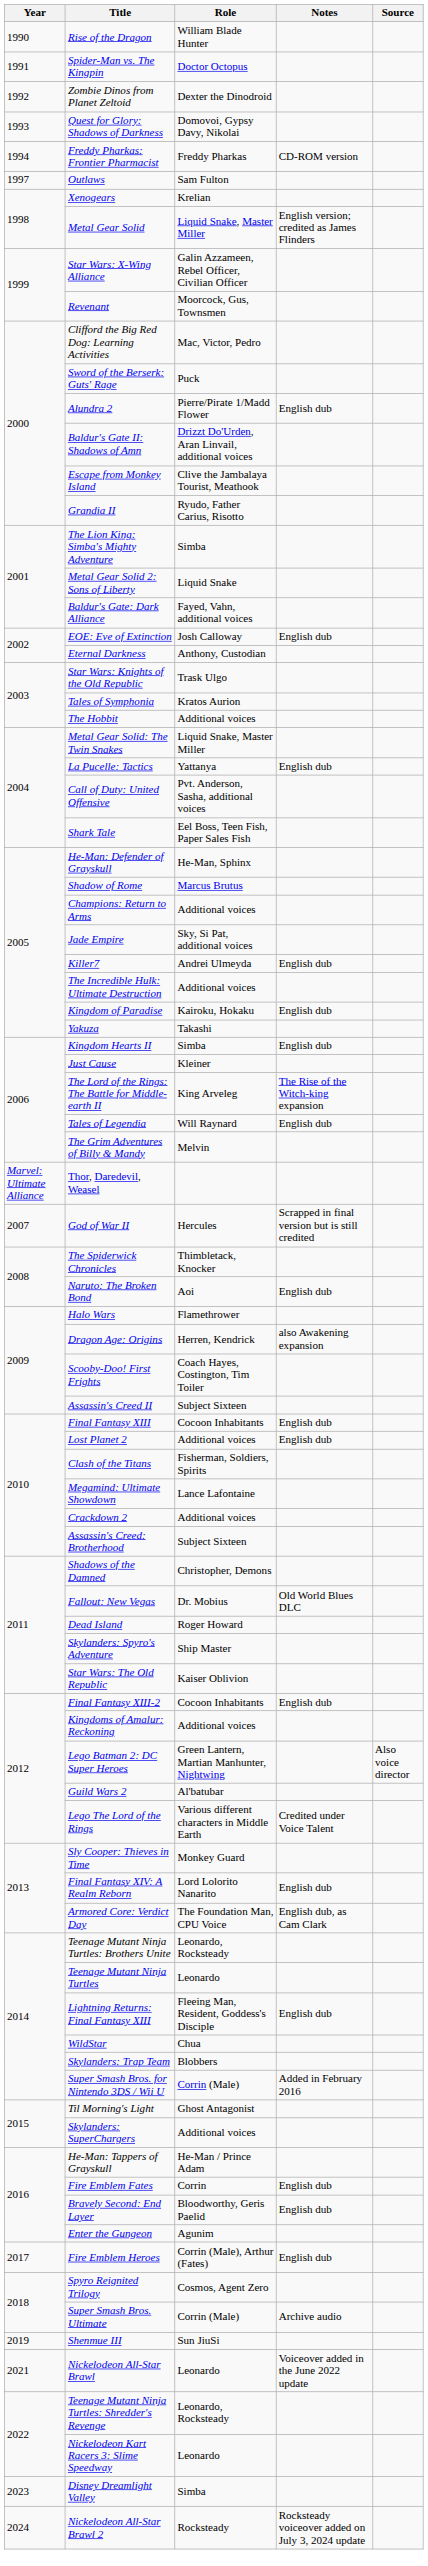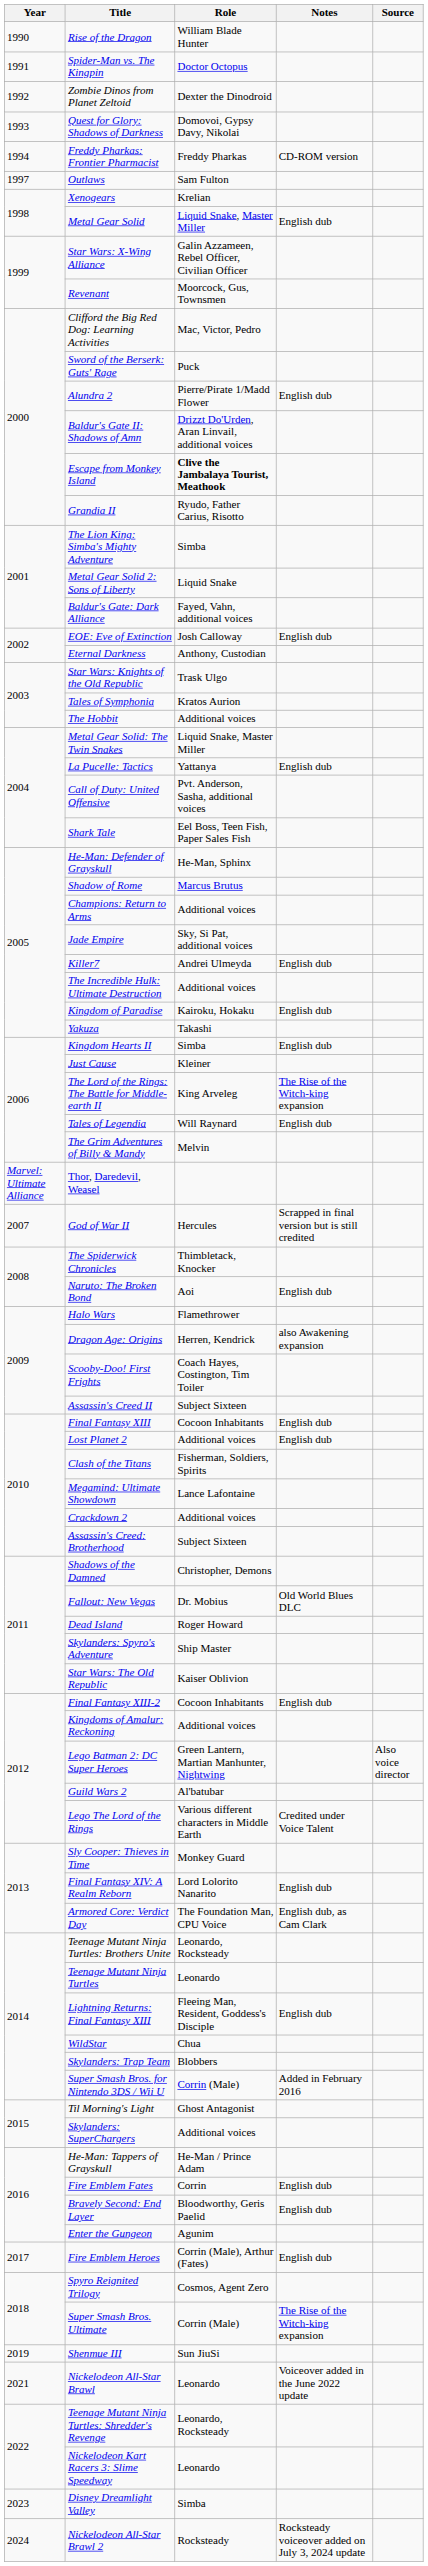(317, 227) English version; credited as James Flinders -> (305, 221) English dub
(222, 480) normal -> (223, 474) bold
(310, 2317) Archive audio -> (313, 2323) The Rise of the Witch-king expansion
